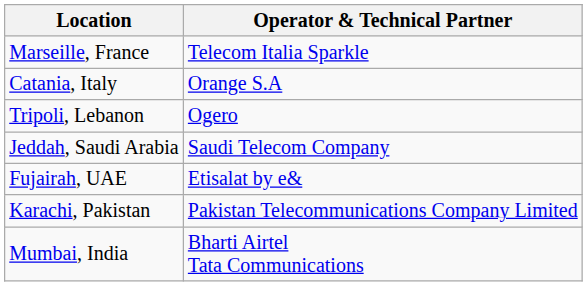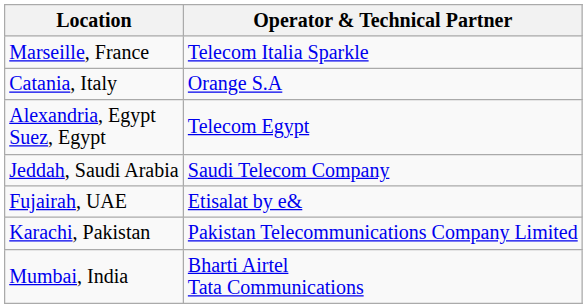- row: (77, 115)
+ row: (83, 126)
